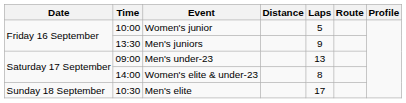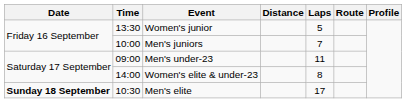(128, 28) 10:00 -> (128, 28) 13:30
(128, 44) 13:30 -> (128, 44) 10:00
(320, 44) 9 -> (320, 44) 7
(320, 59) 13 -> (320, 59) 11
(56, 91) normal -> (58, 91) bold
